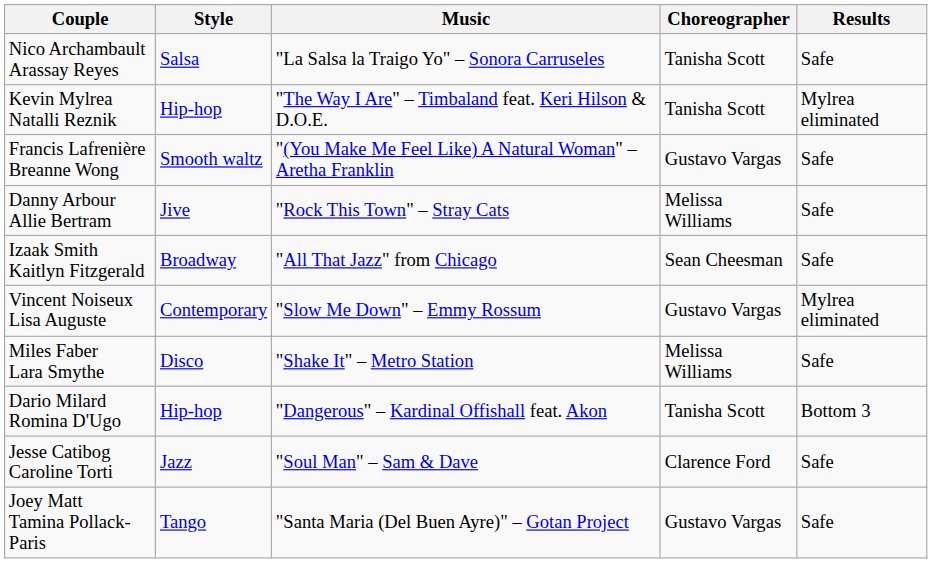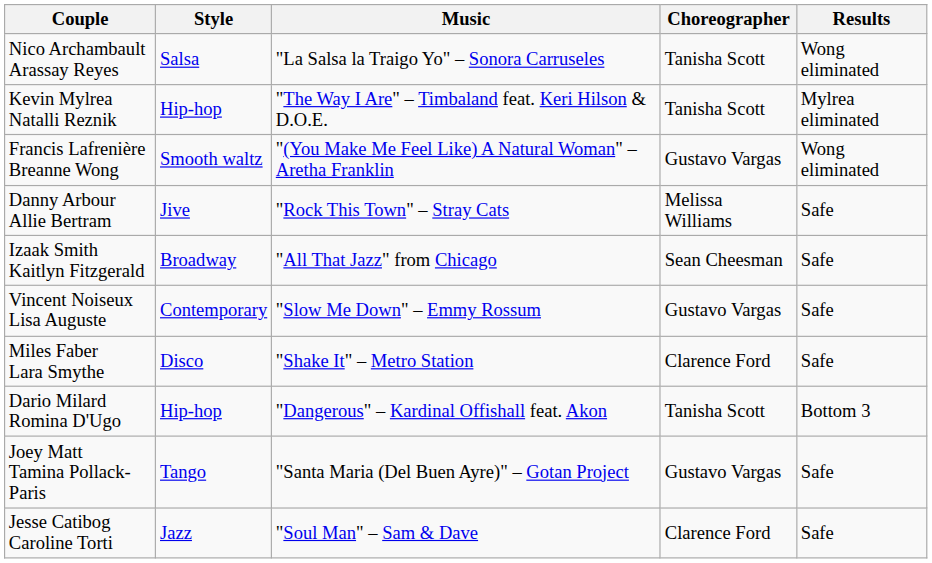(817, 59) Safe -> (840, 59) Wong eliminated
(817, 159) Safe -> (840, 159) Wong eliminated
(840, 310) Mylrea eliminated -> (817, 310) Safe
(698, 360) Melissa Williams -> (718, 360) Clarence Ford
rows swapped: (70, 522) <-> (61, 461)
